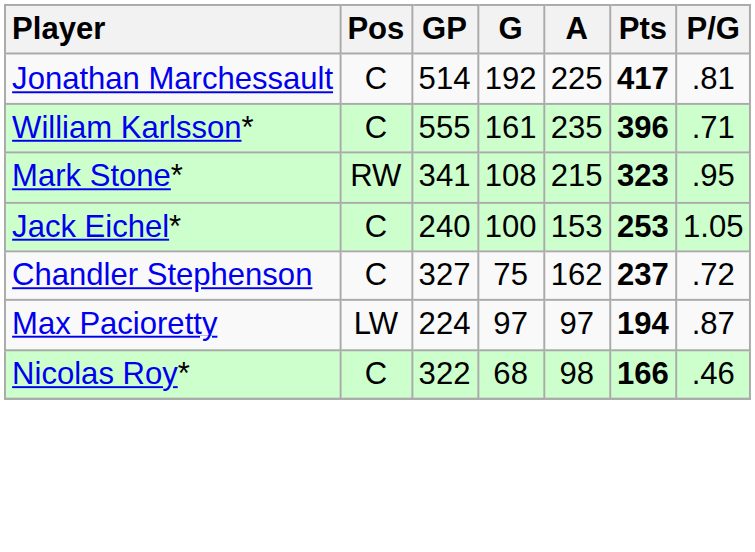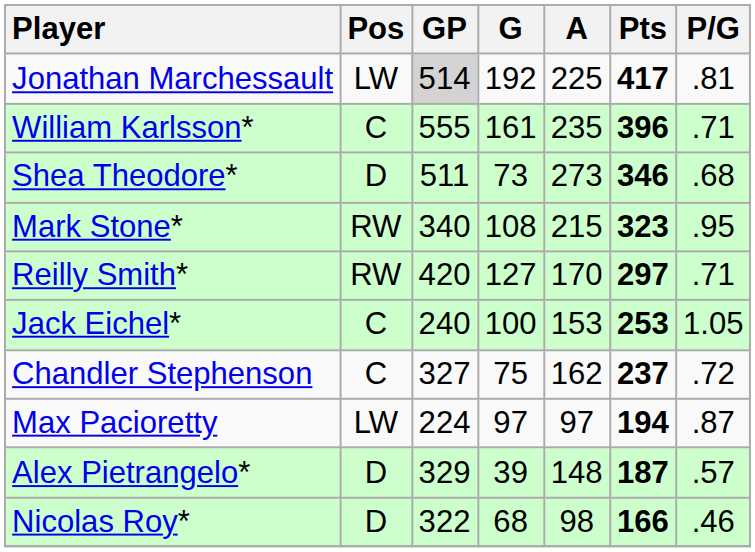(376, 78) C -> (376, 78) LW
(445, 78) no background -> (445, 78) lightgrey background
+ row: (125, 176)
(445, 176) 341 -> (445, 226) 340
+ row: (100, 275)
+ row: (131, 472)
(376, 373) C -> (376, 521) D
